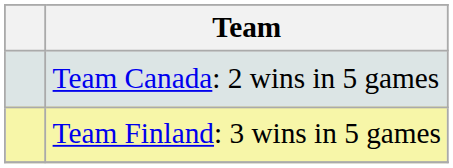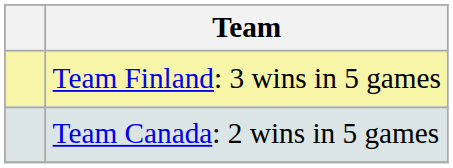rows swapped: (247, 134) <-> (246, 78)
